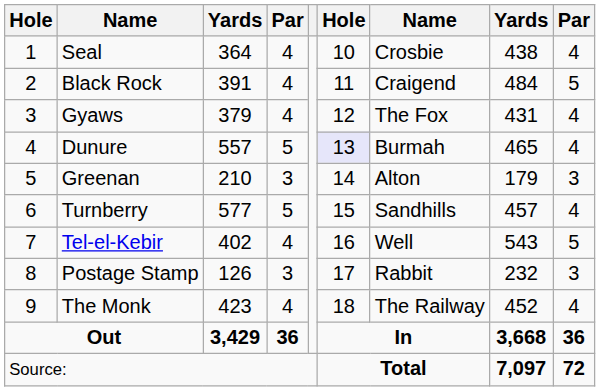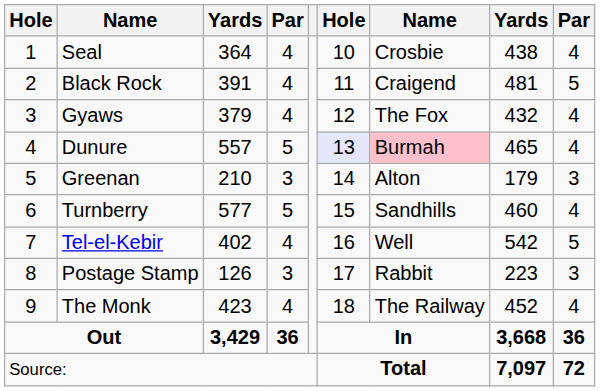(521, 83) 484 -> (521, 83) 481
(521, 115) 431 -> (521, 115) 432
(410, 147) no background -> (410, 147) pink background
(521, 210) 457 -> (521, 210) 460
(521, 242) 543 -> (521, 242) 542
(521, 274) 232 -> (521, 274) 223
